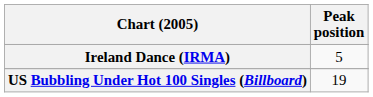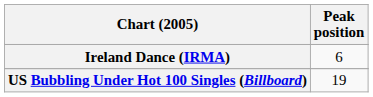(339, 56) 5 -> (339, 56) 6
